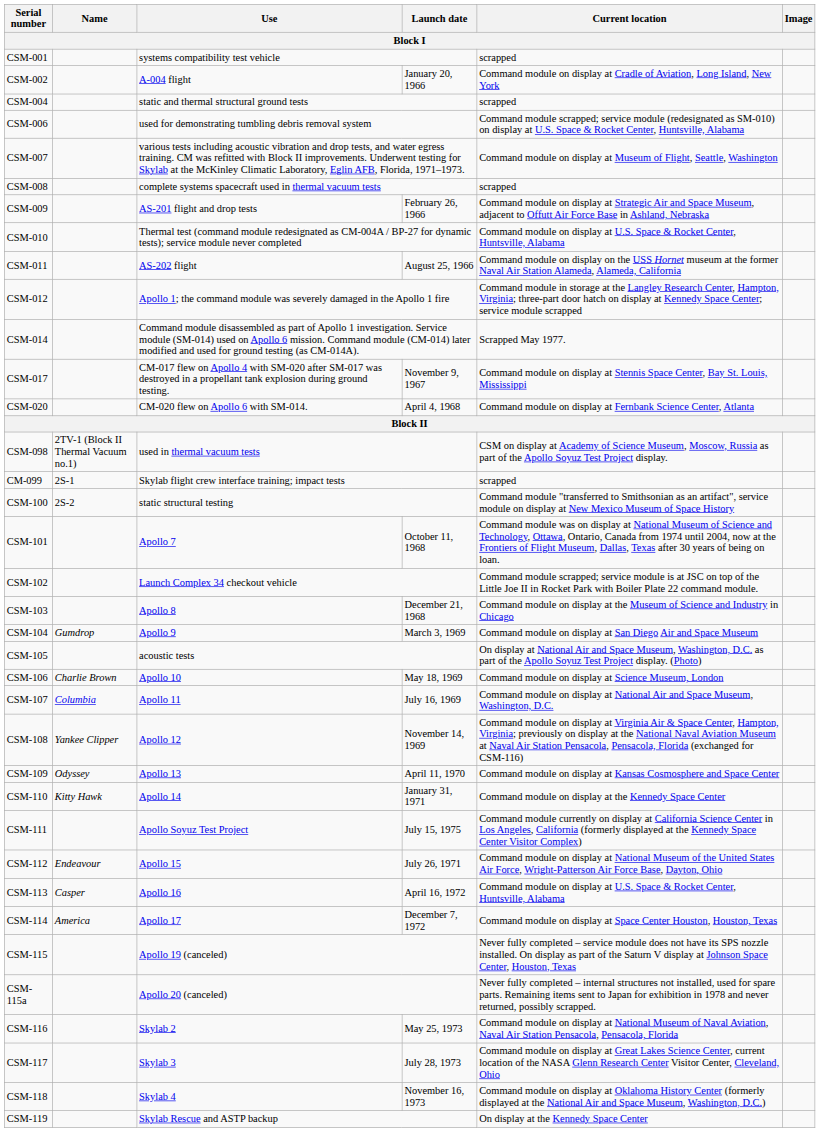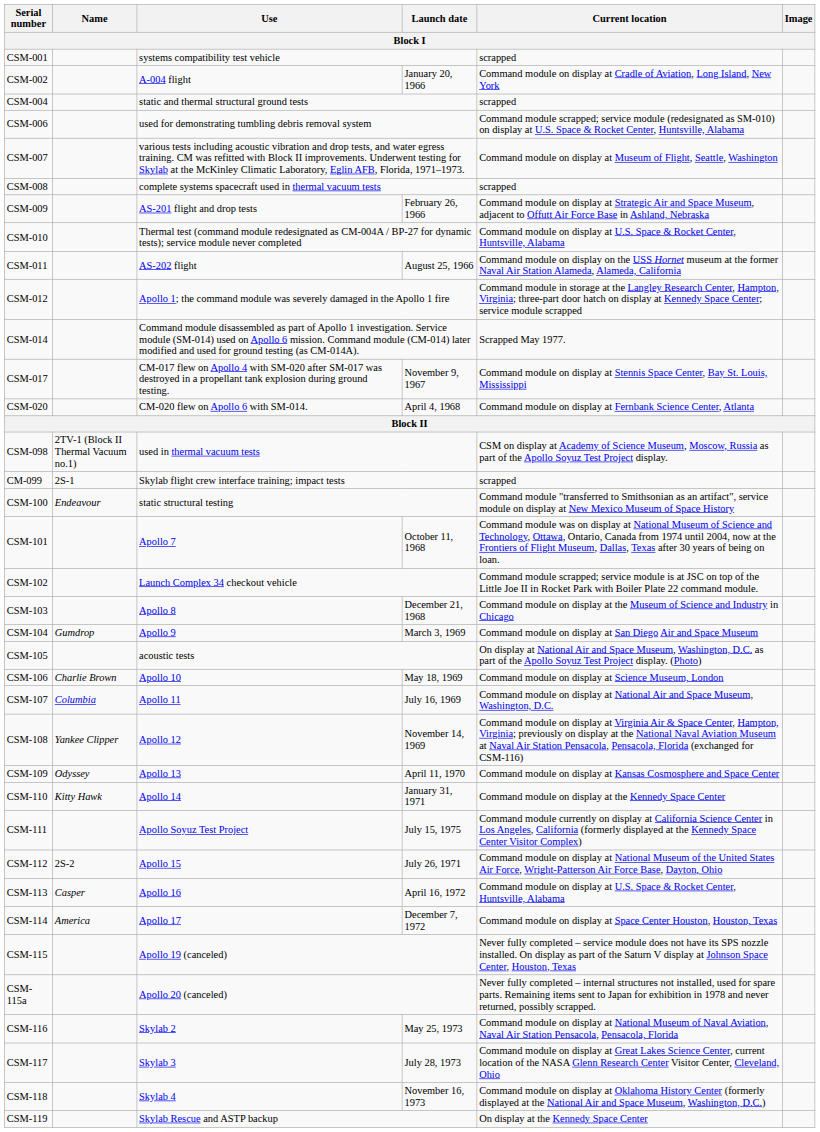(65, 502) 2S-2 -> (78, 502) Endeavour
(78, 864) Endeavour -> (65, 864) 2S-2
